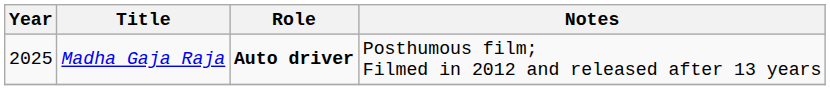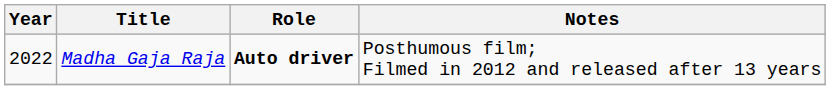(31, 60) 2025 -> (31, 60) 2022
